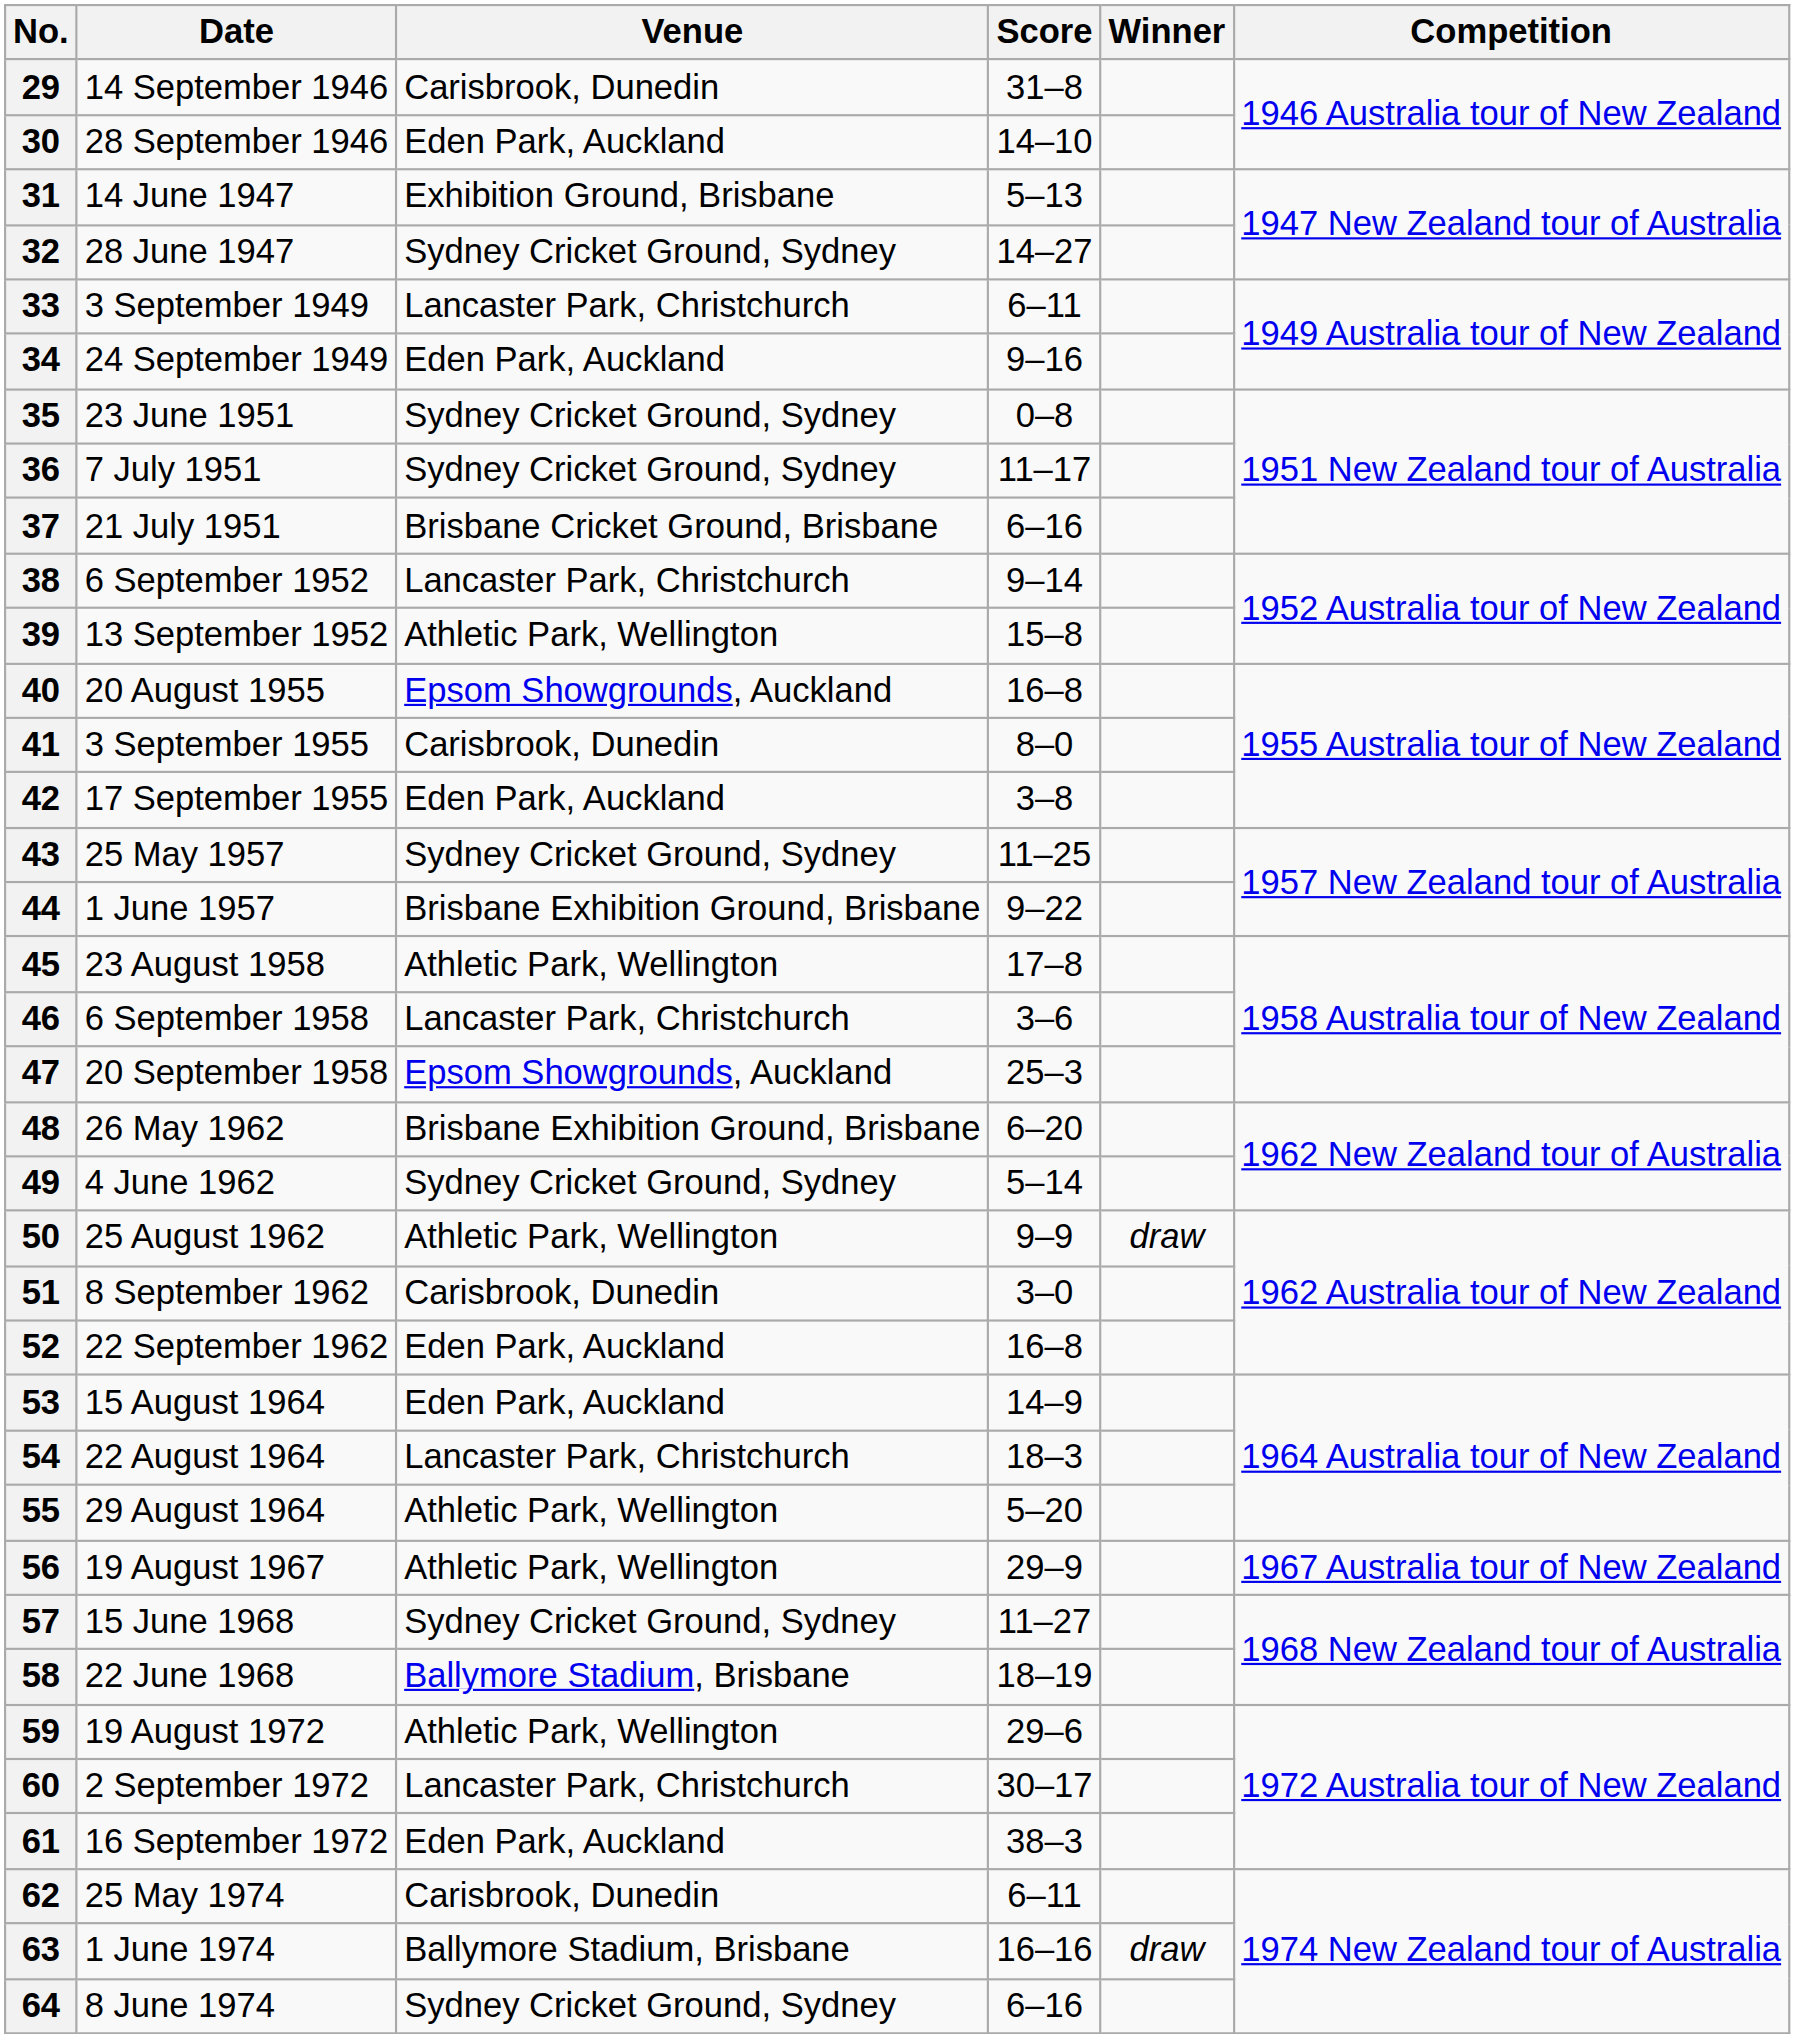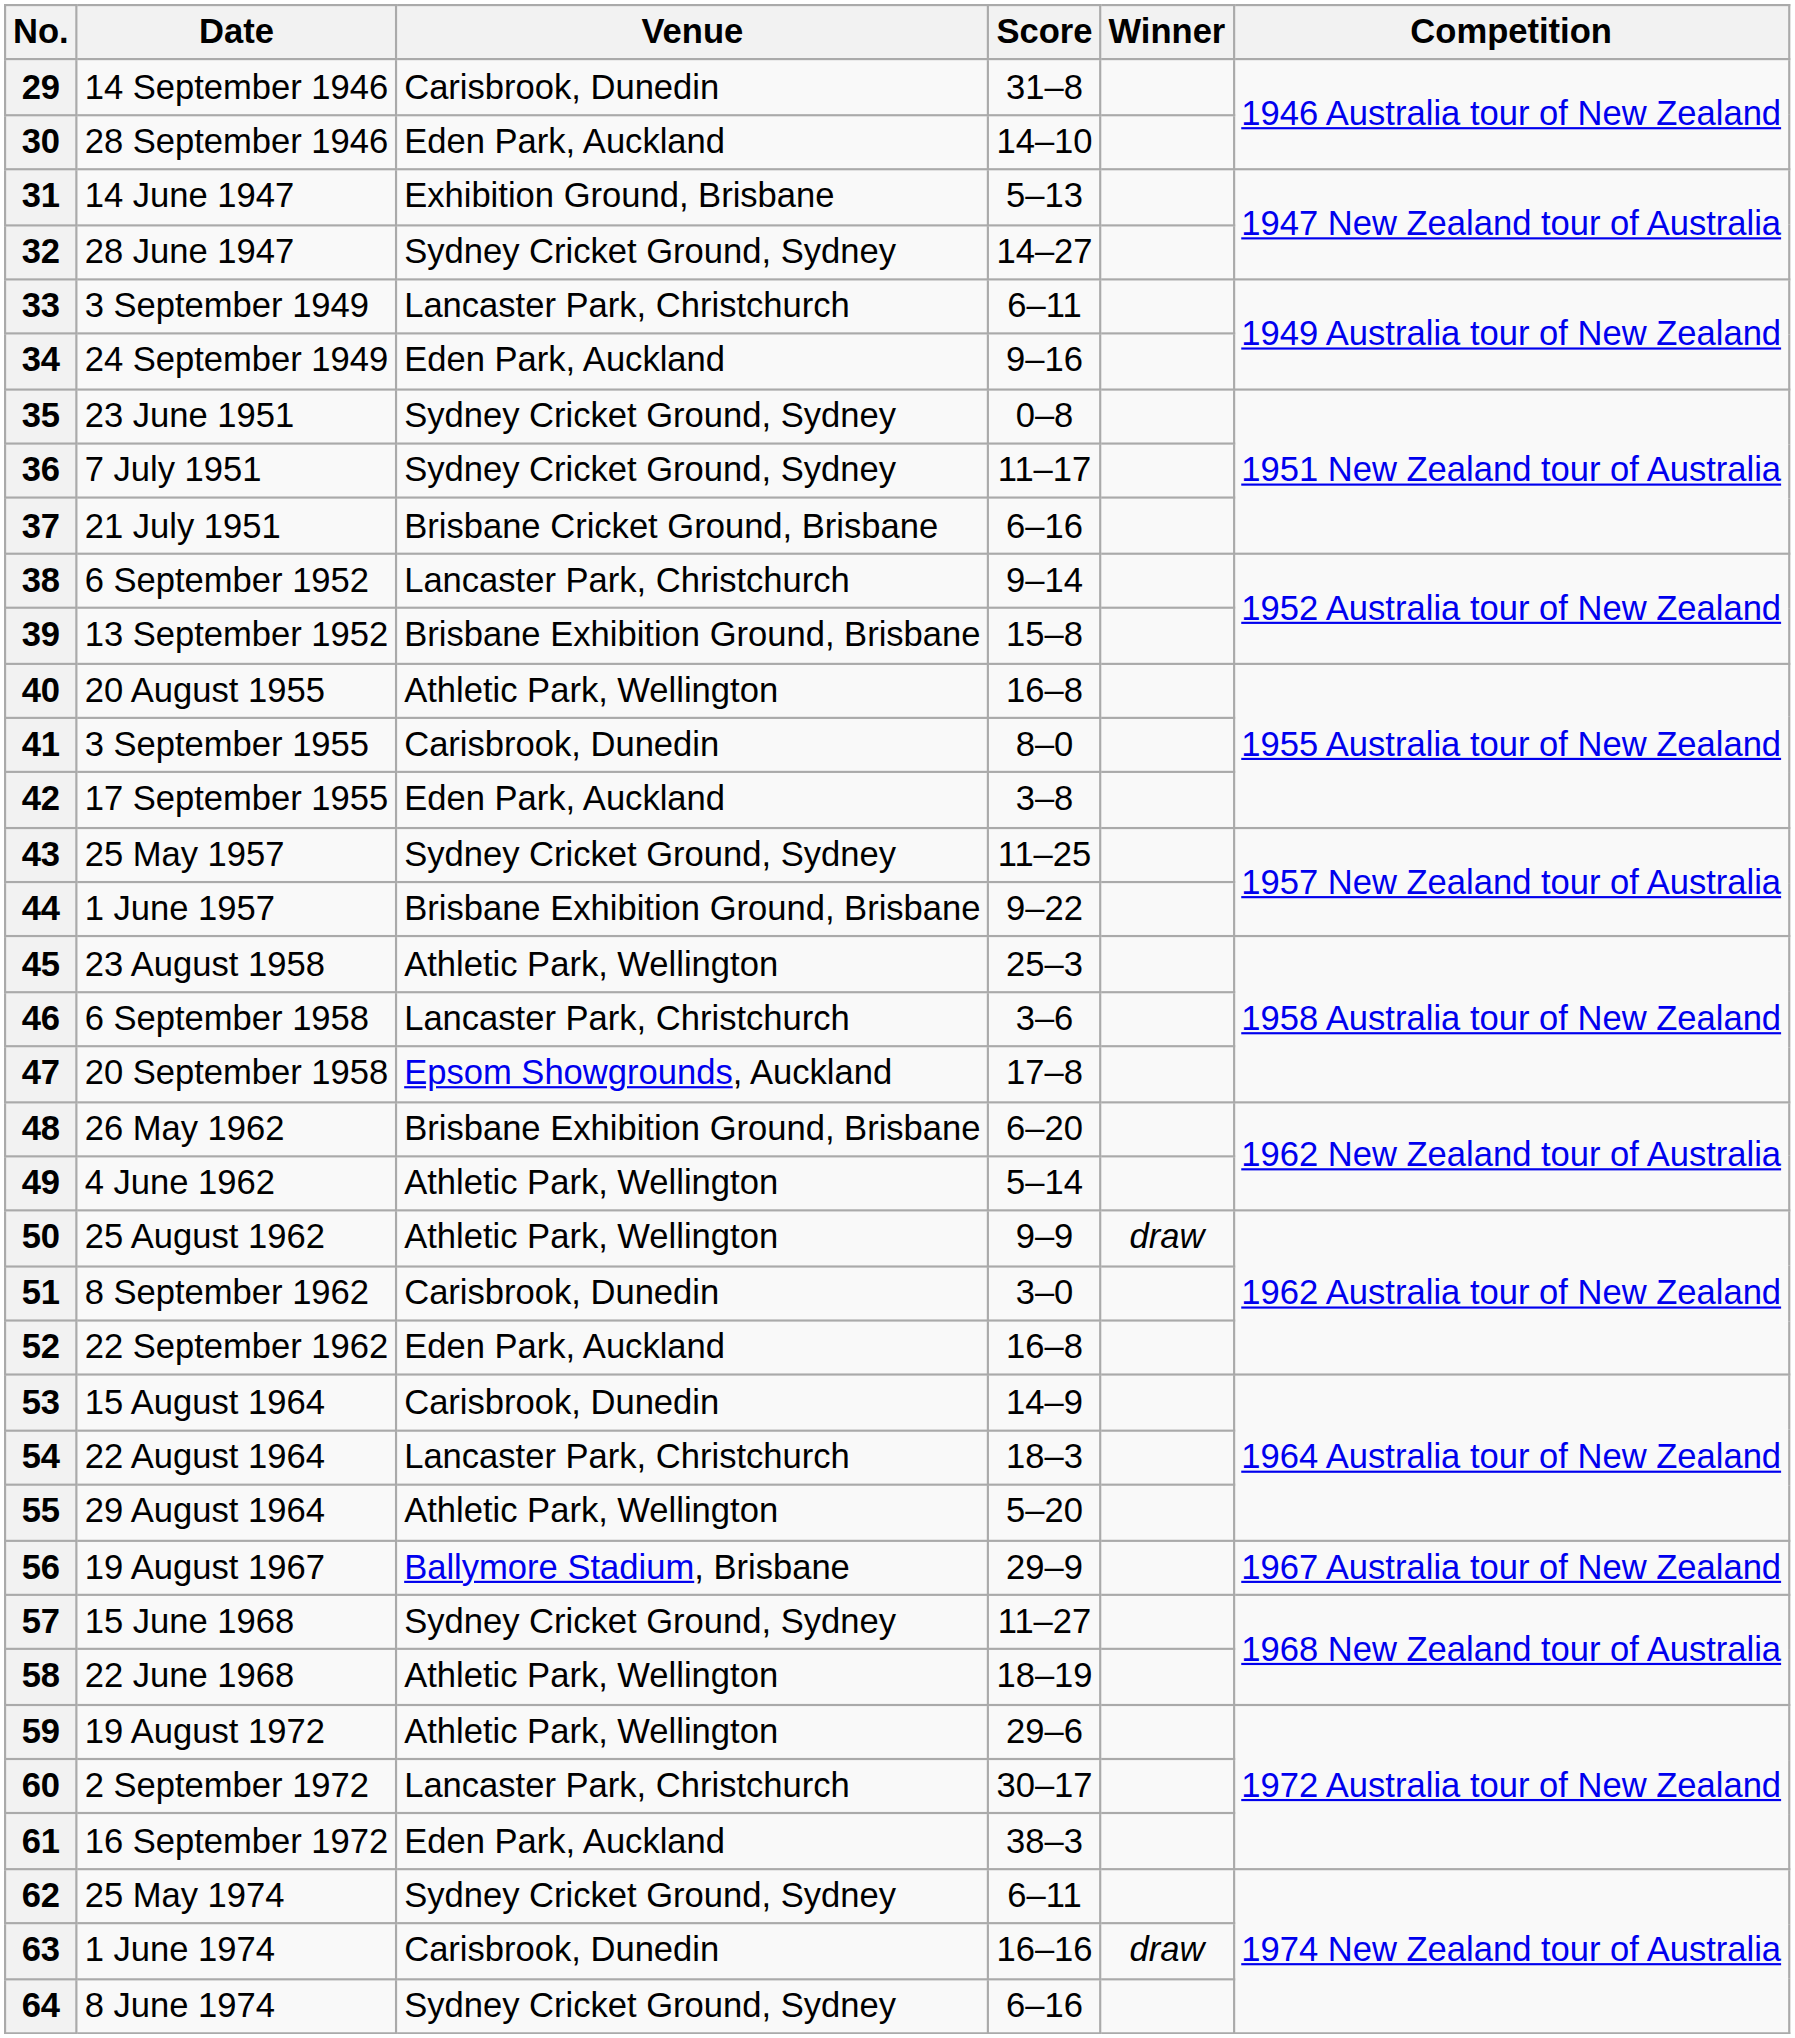(591, 634) Athletic Park, Wellington -> (692, 634) Brisbane Exhibition Ground, Brisbane
(648, 689) Epsom Showgrounds, Auckland -> (591, 689) Athletic Park, Wellington
(1045, 963) 17–8 -> (1045, 963) 25–3
(1045, 1073) 25–3 -> (1045, 1073) 17–8
(650, 1182) Sydney Cricket Ground, Sydney -> (591, 1182) Athletic Park, Wellington
(565, 1402) Eden Park, Auckland -> (562, 1402) Carisbrook, Dunedin
(591, 1566) Athletic Park, Wellington -> (627, 1566) Ballymore Stadium, Brisbane
(627, 1676) Ballymore Stadium, Brisbane -> (591, 1676) Athletic Park, Wellington
(562, 1895) Carisbrook, Dunedin -> (650, 1895) Sydney Cricket Ground, Sydney
(627, 1950) Ballymore Stadium, Brisbane -> (562, 1950) Carisbrook, Dunedin
